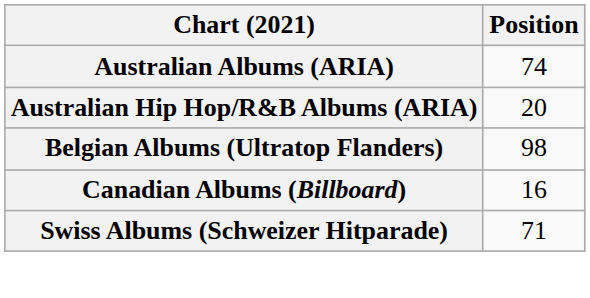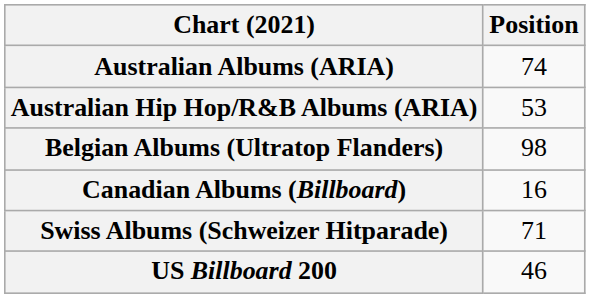(534, 107) 20 -> (534, 107) 53
+ row: (244, 271)
